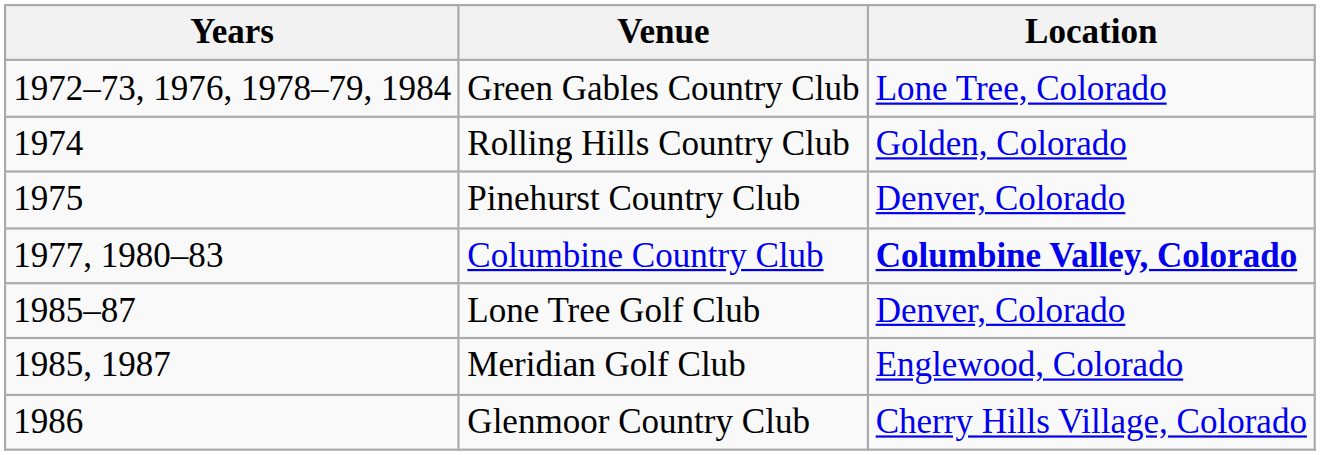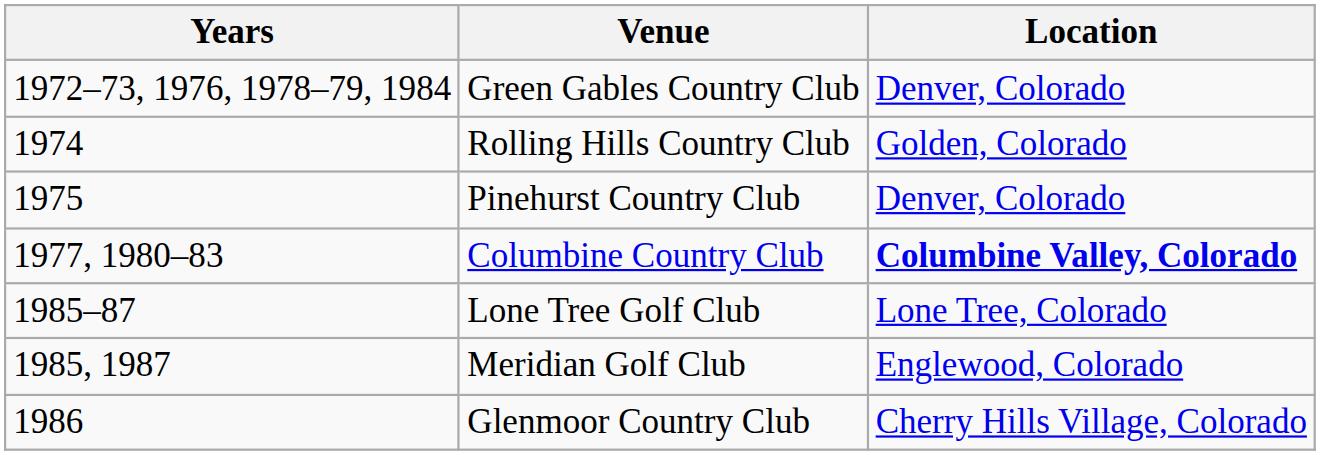(1021, 87) Lone Tree, Colorado -> (1000, 87) Denver, Colorado
(1000, 310) Denver, Colorado -> (1021, 310) Lone Tree, Colorado
